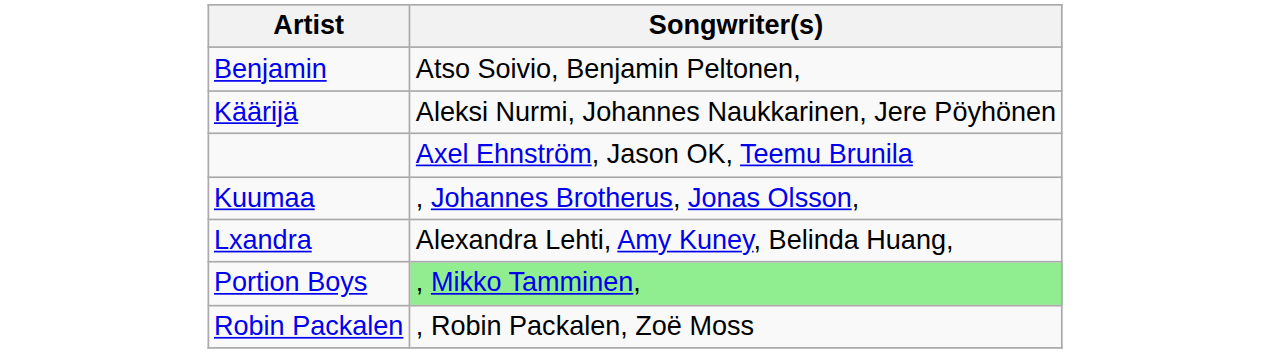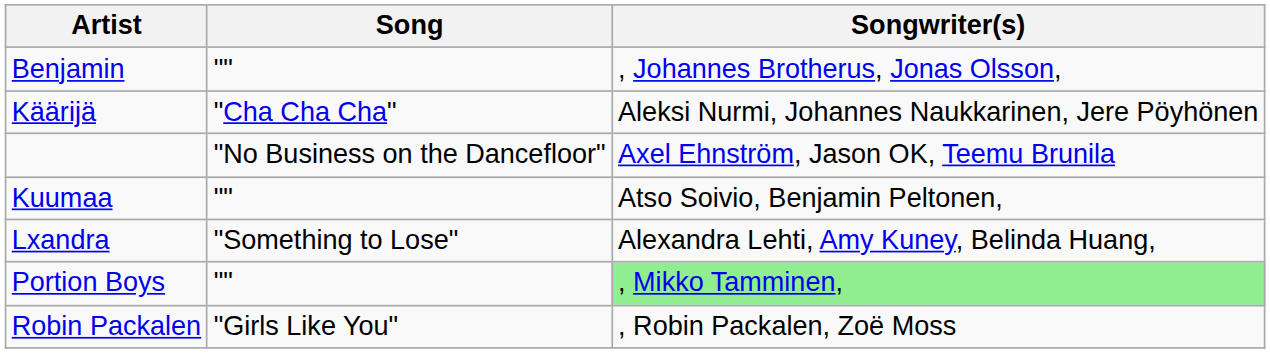+ column: (410, 25)
(608, 68) Atso Soivio, Benjamin Peltonen, -> (840, 68) , Johannes Brotherus, Jonas Olsson,
(638, 197) , Johannes Brotherus, Jonas Olsson, -> (810, 197) Atso Soivio, Benjamin Peltonen,
